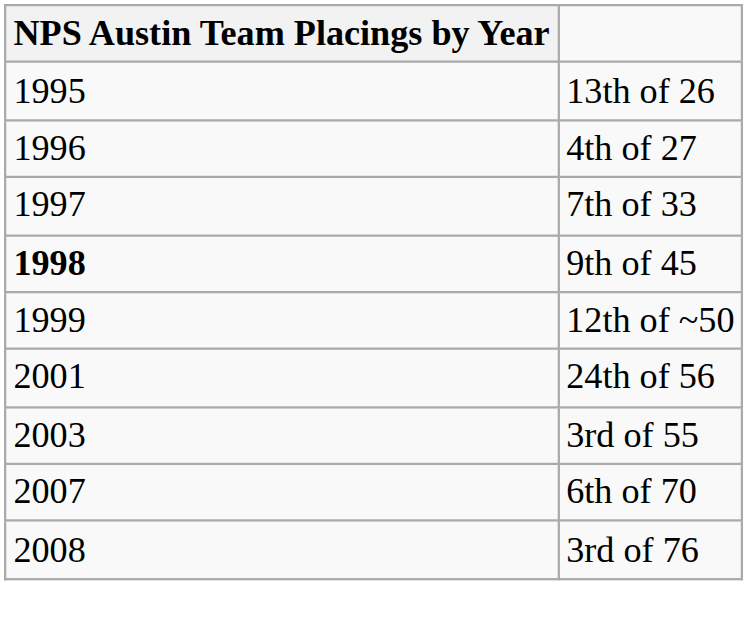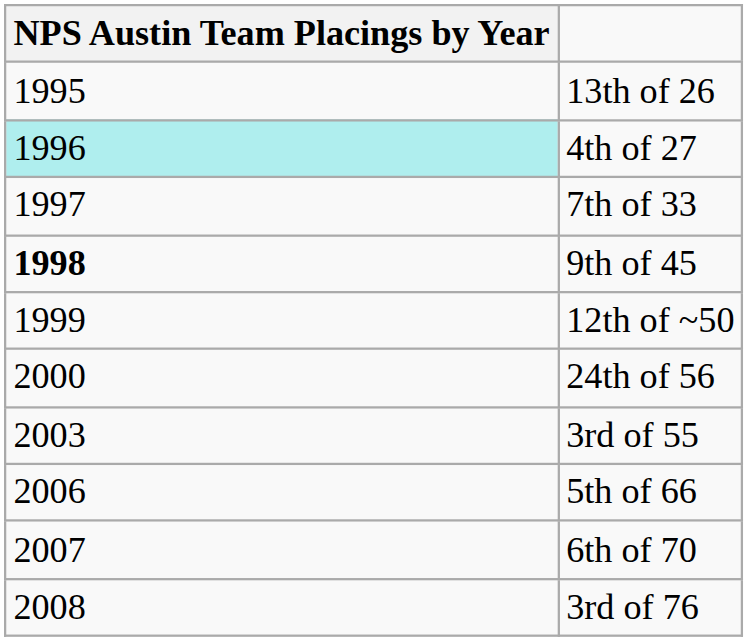(50, 147) no background -> (50, 147) paleturquoise background
(50, 377) 2001 -> (50, 377) 2000
+ row: (632, 491)
